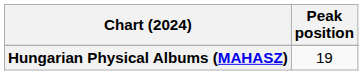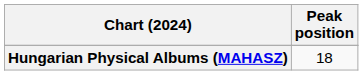(324, 57) 19 -> (324, 57) 18
